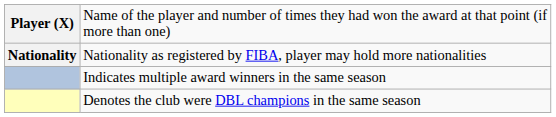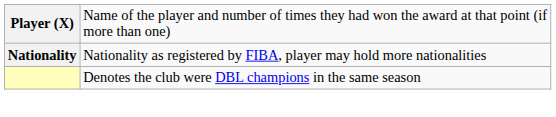- row: (235, 77)
